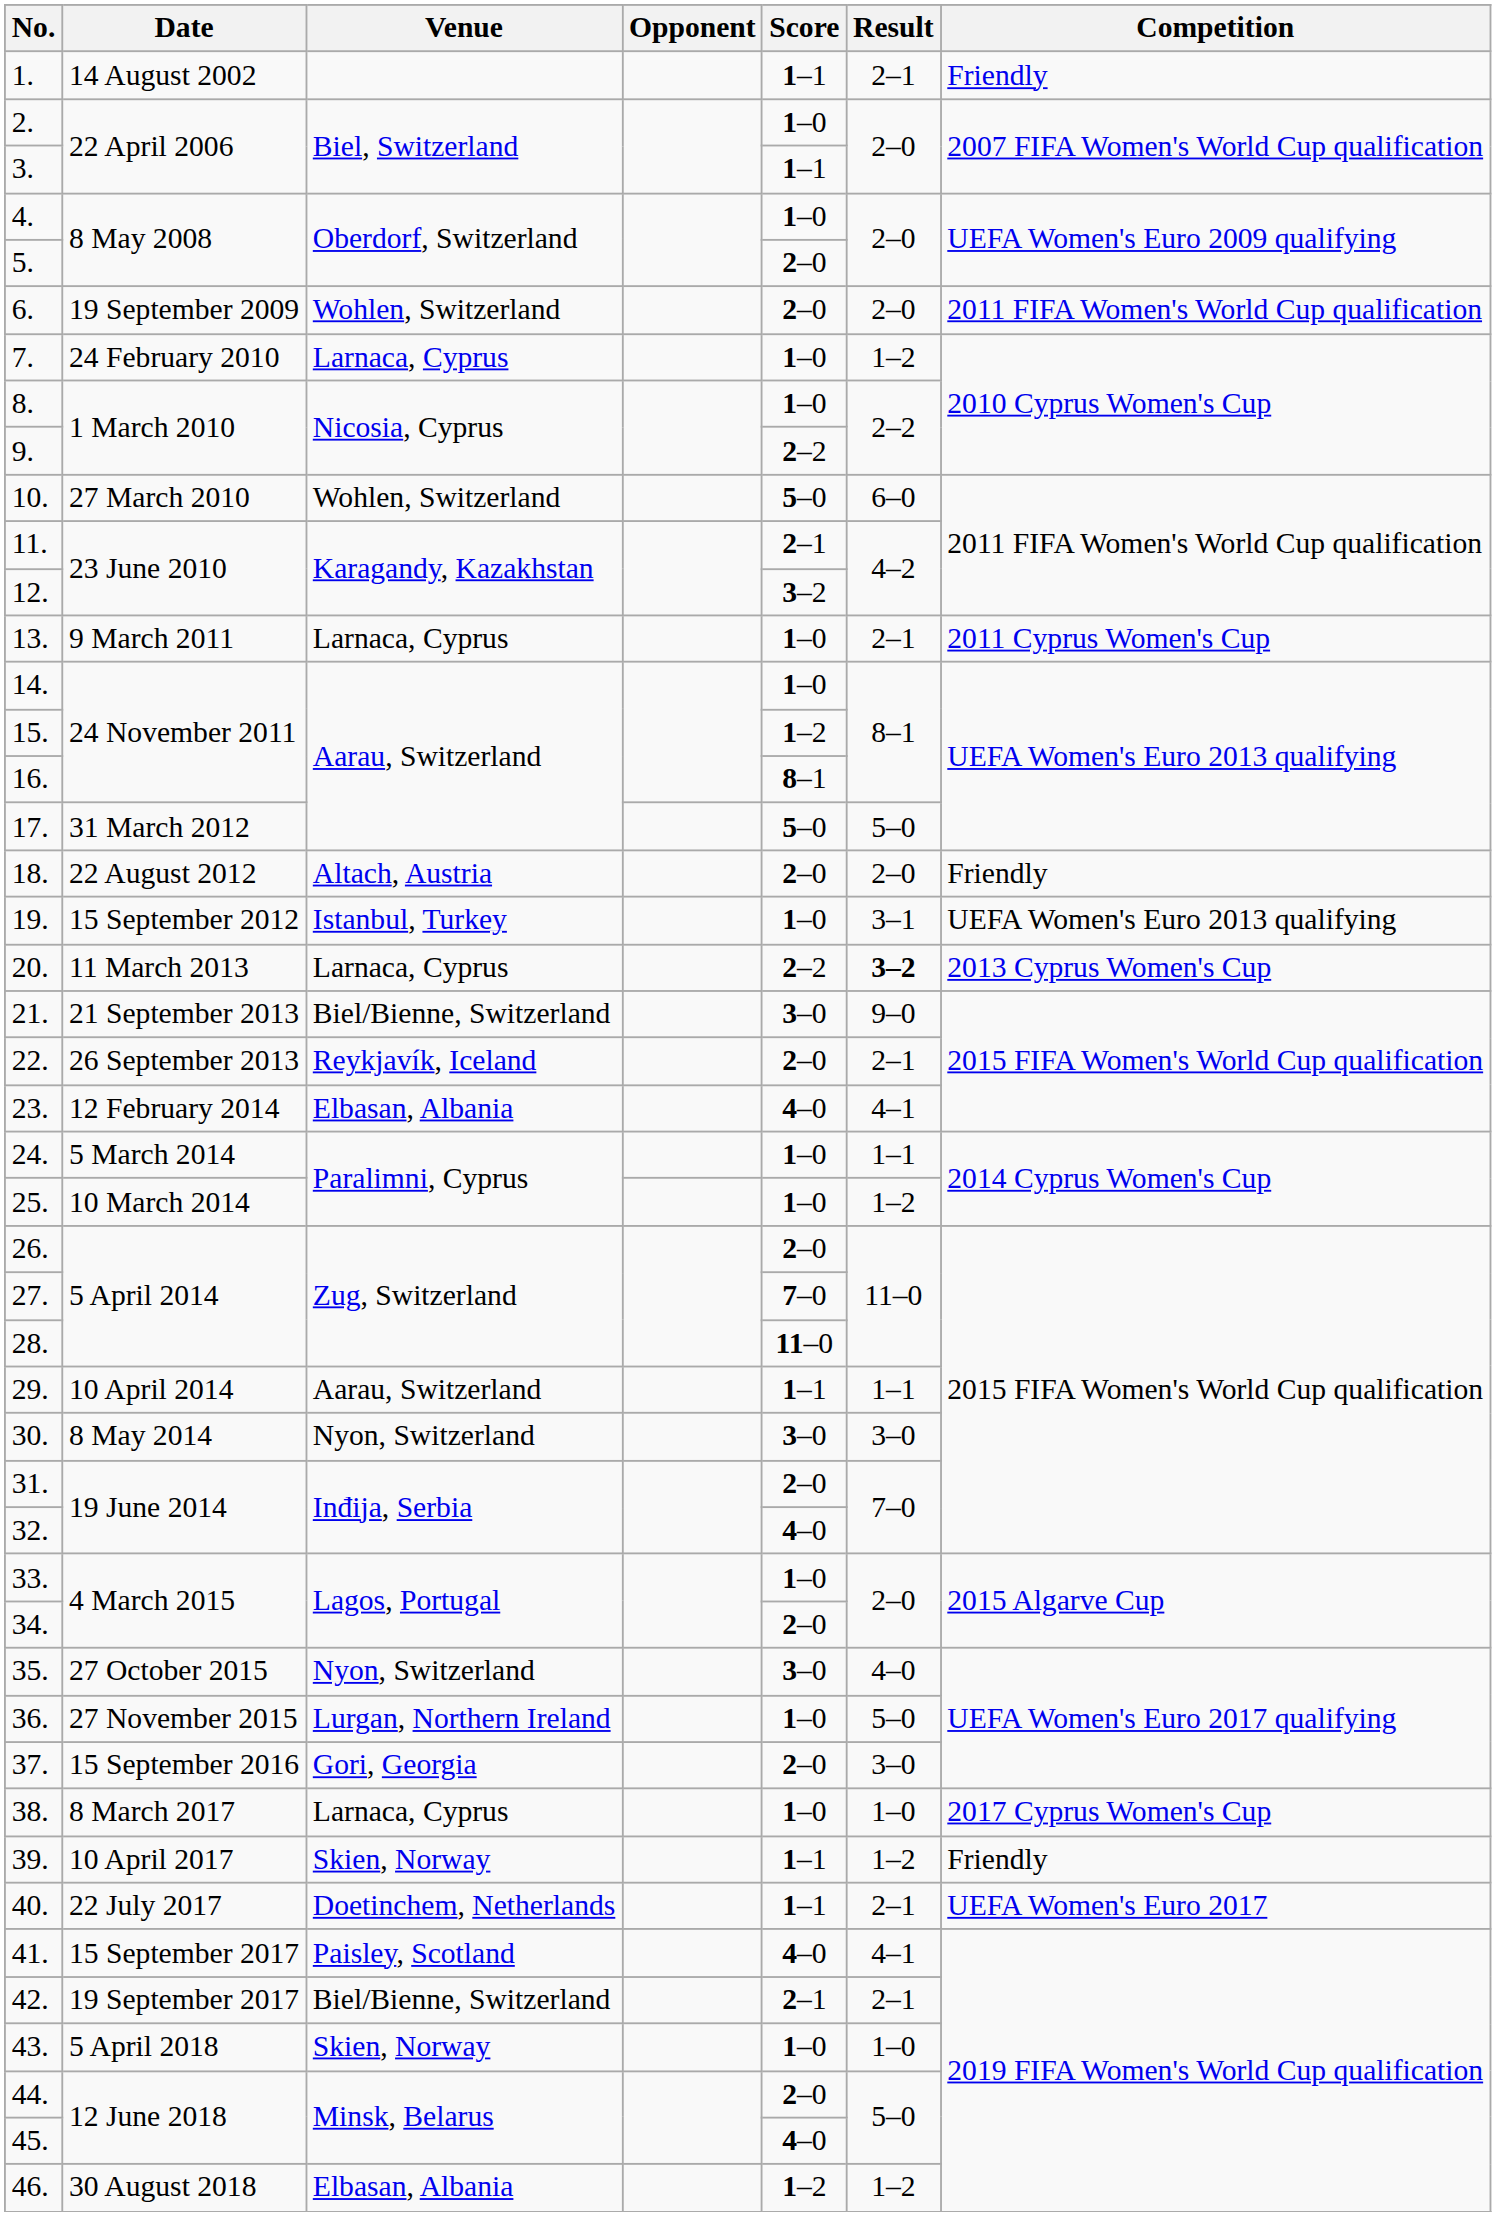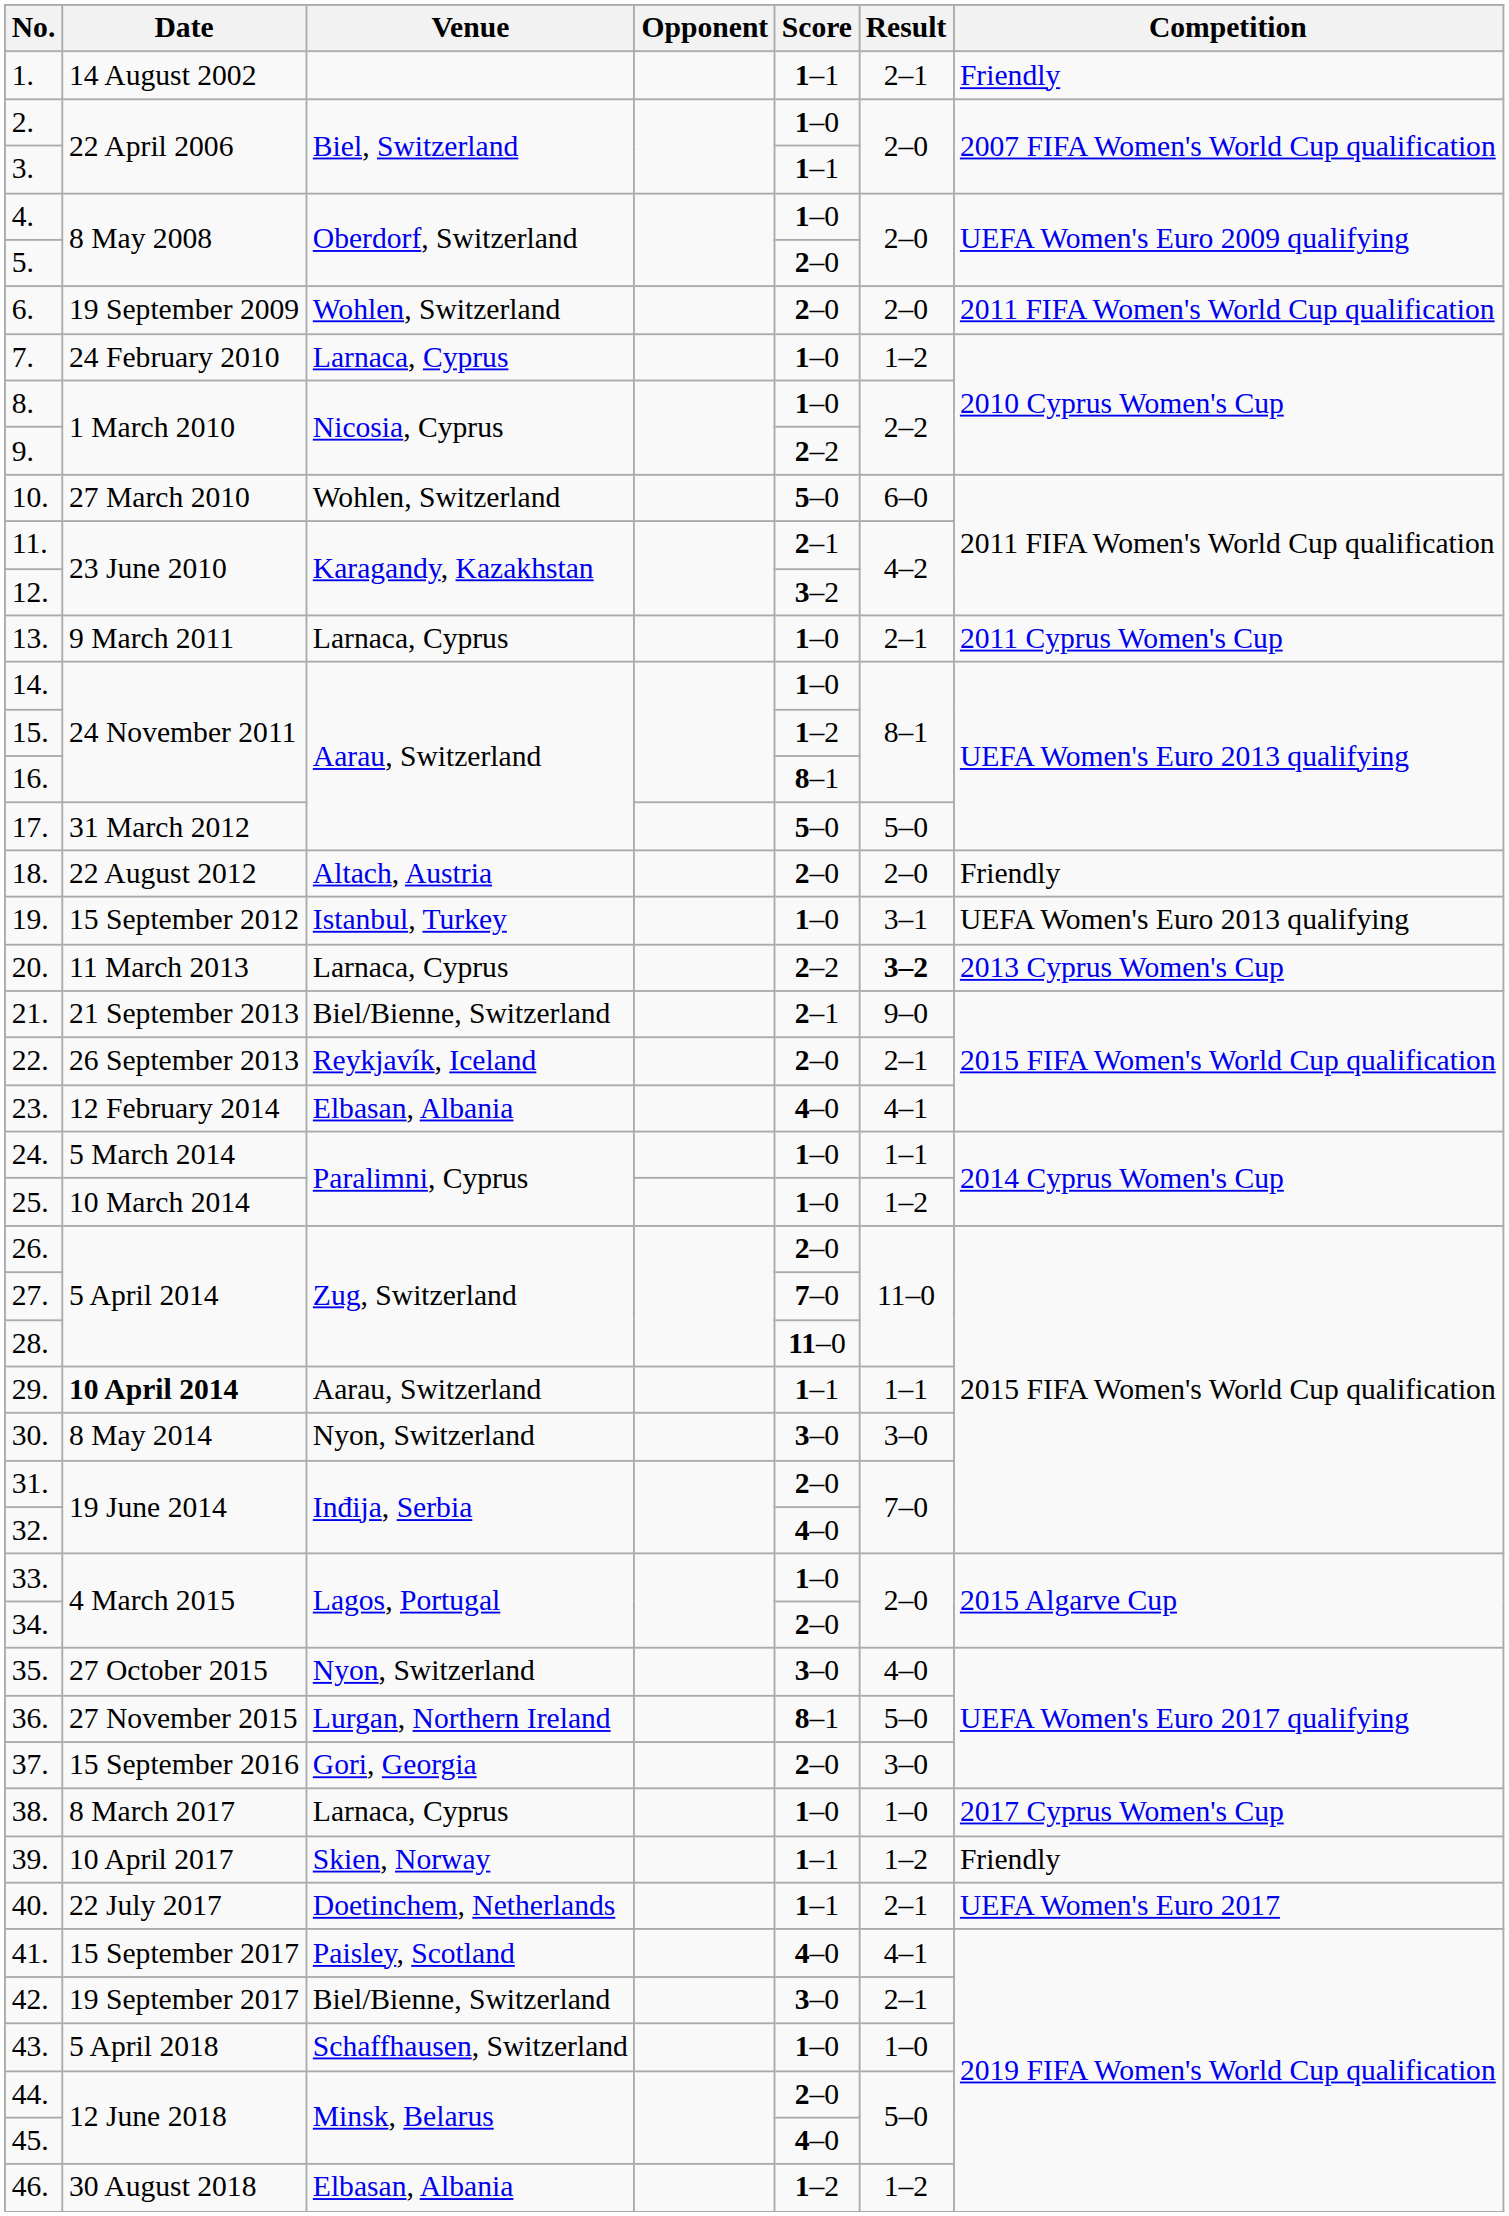(804, 1013) 3–0 -> (817, 1013) 2–1
(151, 1389) normal -> (154, 1389) bold
(804, 1717) 1–0 -> (817, 1717) 8–1
(804, 1999) 2–1 -> (817, 1999) 3–0
(402, 2046) Skien, Norway -> (470, 2046) Schaffhausen, Switzerland
